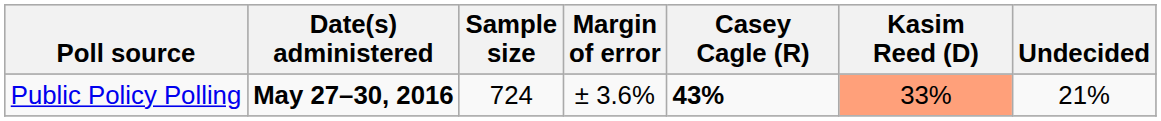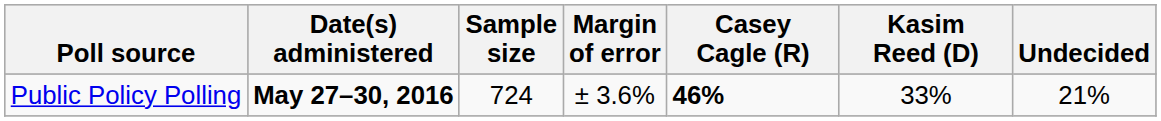(698, 94) 43% -> (698, 94) 46%
(926, 94) lightsalmon background -> (926, 94) no background
